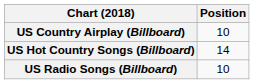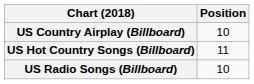(223, 50) 14 -> (223, 50) 11
